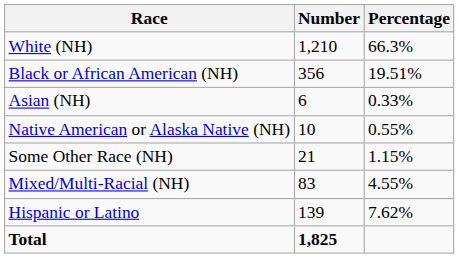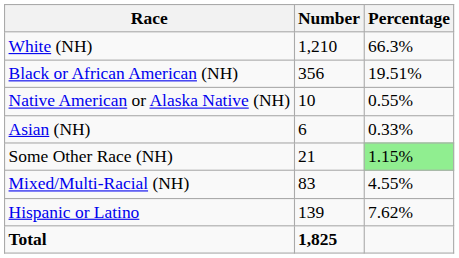rows swapped: (149, 128) <-> (49, 101)
(391, 156) no background -> (391, 156) lightgreen background
